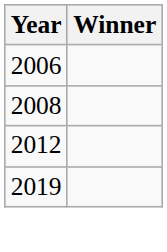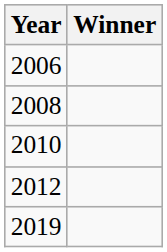+ row: (36, 145)
